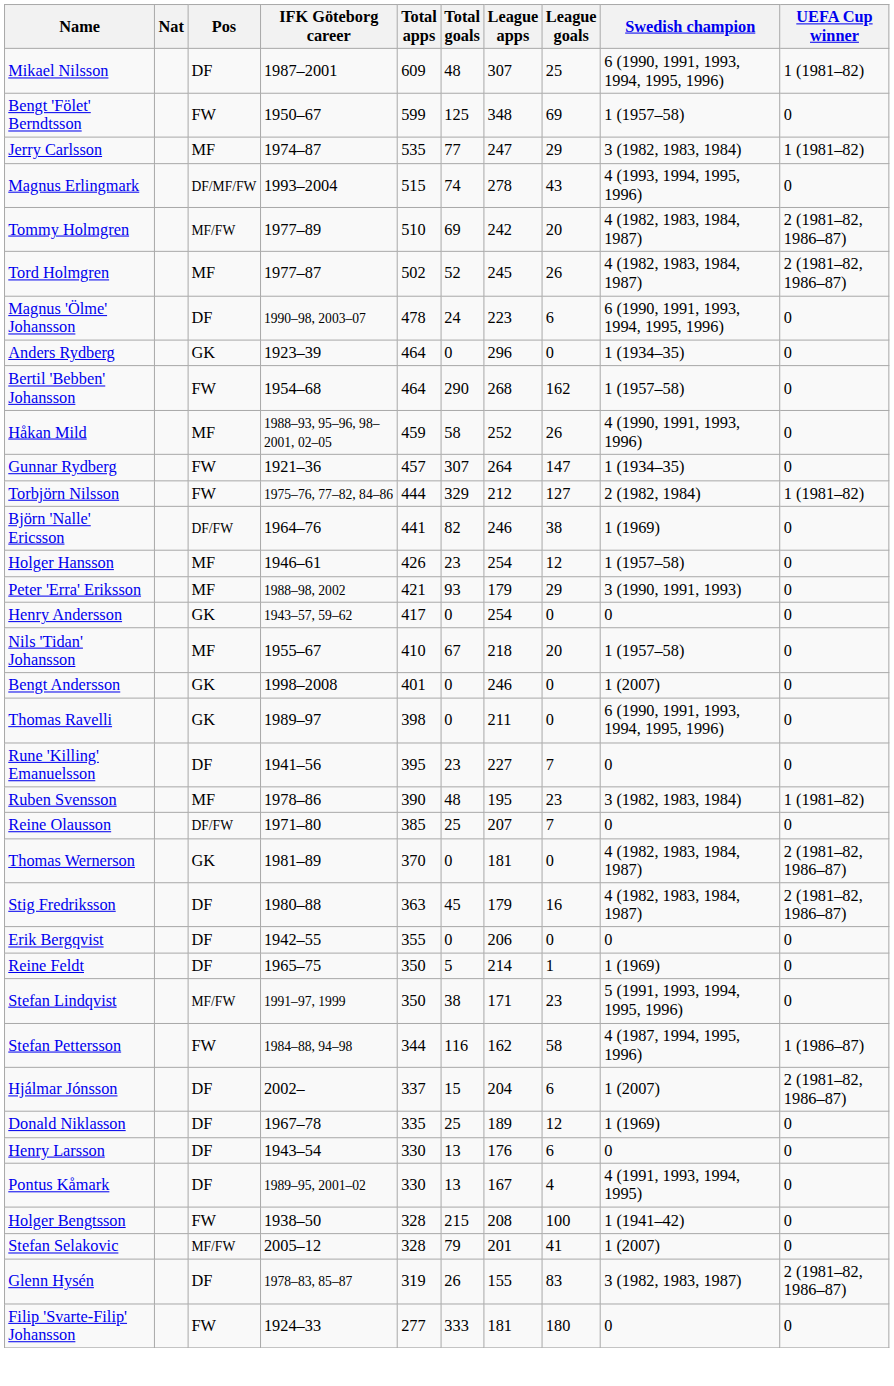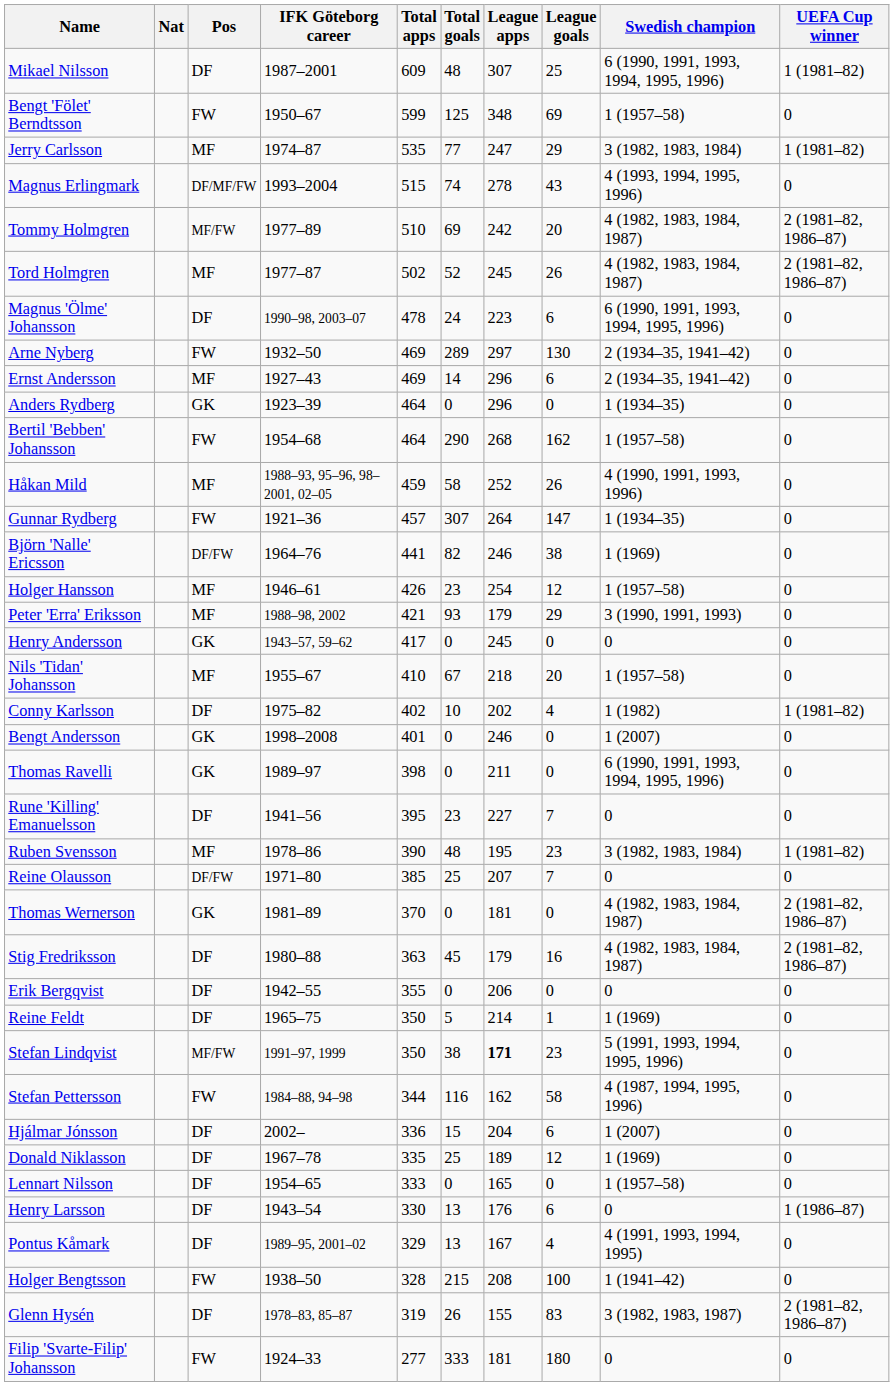+ row: (51, 353)
+ row: (62, 378)
- row: (64, 493)
(500, 615) 254 -> (500, 641) 245
+ row: (61, 711)
(500, 1000) normal -> (500, 1052) bold
(824, 1045) 1 (1986–87) -> (788, 1096) 0
(413, 1089) 337 -> (413, 1131) 336
(823, 1089) 2 (1981–82, 1986–87) -> (788, 1131) 0
+ row: (61, 1183)
(788, 1150) 0 -> (824, 1209) 1 (1986–87)
(413, 1185) 330 -> (413, 1244) 329
- row: (63, 1246)
